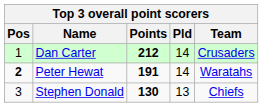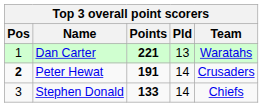(148, 53) 212 -> (148, 53) 221
(182, 53) 14 -> (182, 53) 13
(226, 53) Crusaders -> (226, 53) Waratahs
(226, 72) Waratahs -> (226, 72) Crusaders
(148, 92) 130 -> (148, 92) 133
(182, 92) 13 -> (182, 92) 14
